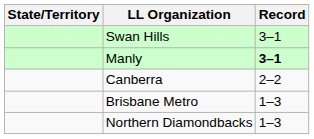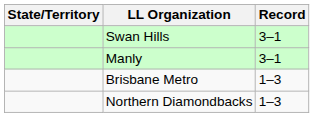(270, 58) bold -> (270, 58) normal
- row: (134, 79)
